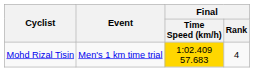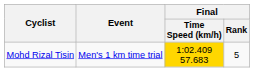(236, 55) 4 -> (236, 55) 5
